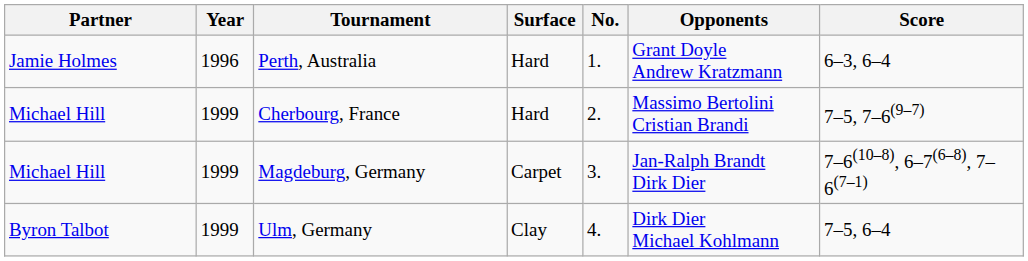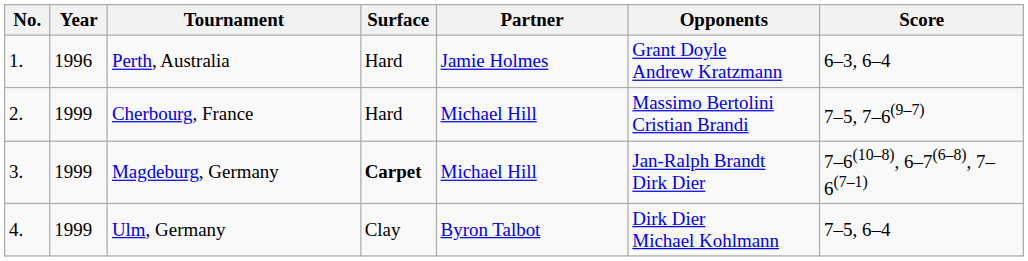columns swapped: (605, 19) <-> (100, 19)
(536, 171) normal -> (393, 171) bold
